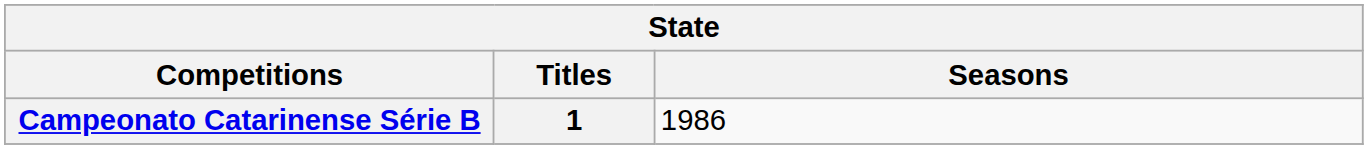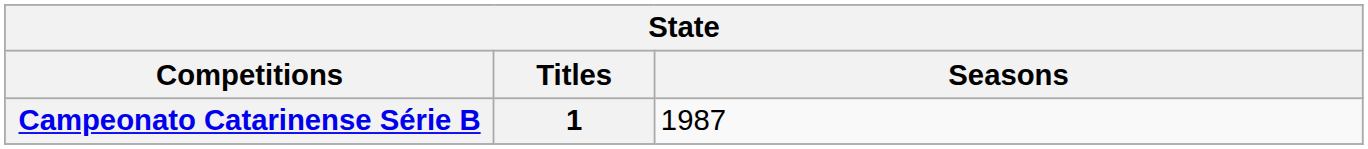(693, 120) 1986 -> (693, 120) 1987
